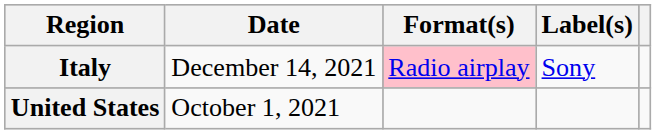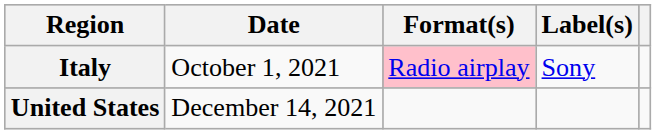(274, 66) December 14, 2021 -> (256, 66) October 1, 2021
(256, 107) October 1, 2021 -> (274, 107) December 14, 2021
